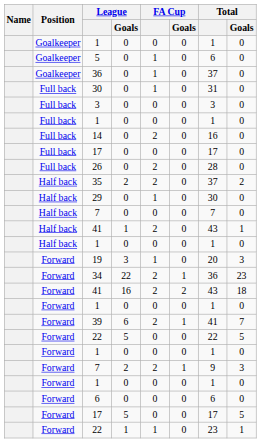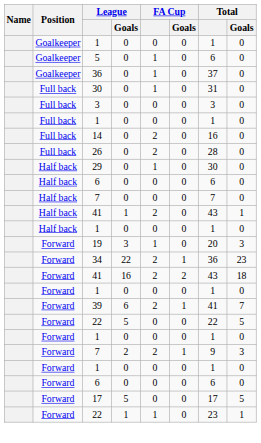- row: (58, 151)
- row: (58, 182)
+ row: (58, 182)
